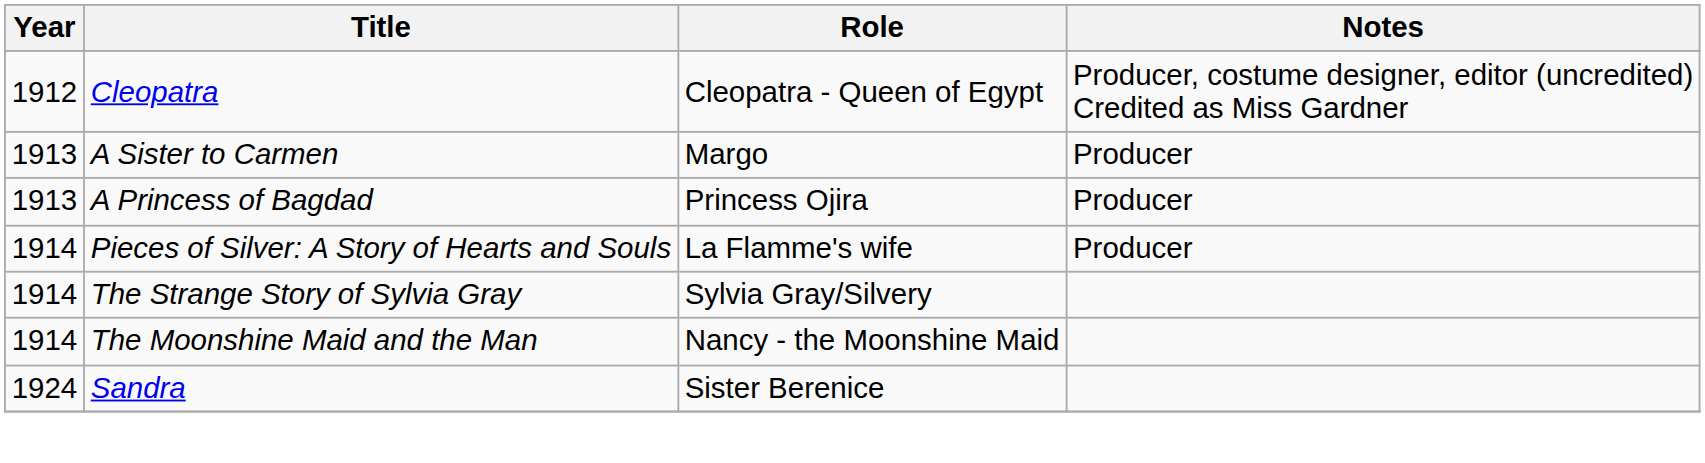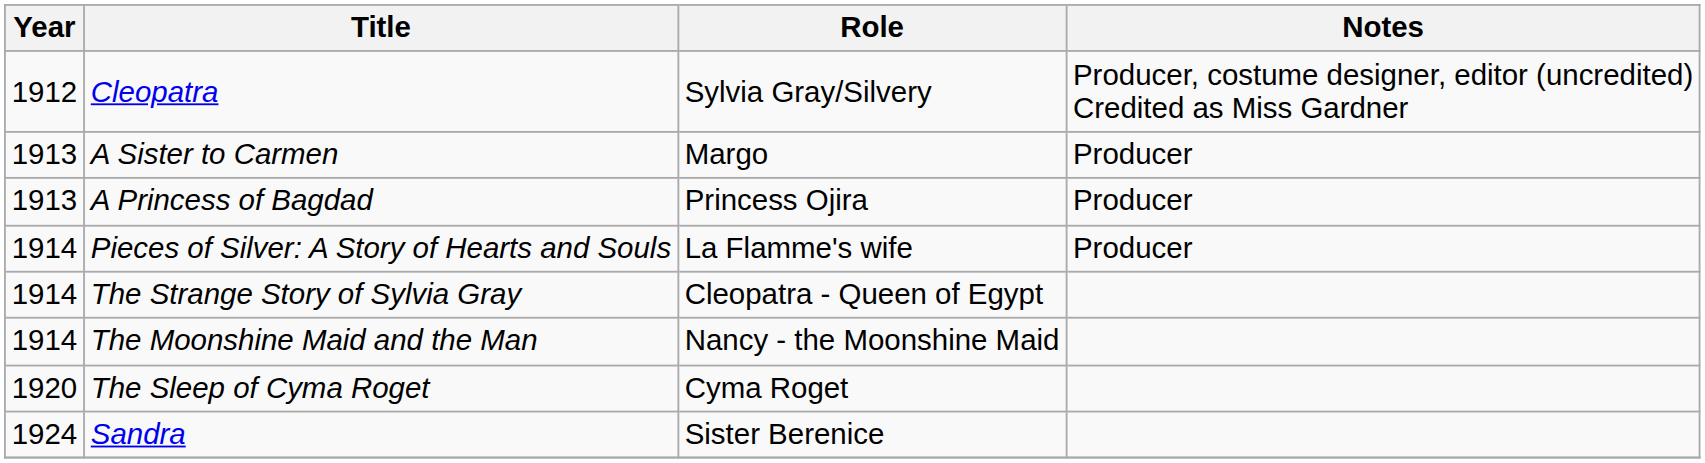(864, 91) Cleopatra - Queen of Egypt -> (808, 91) Sylvia Gray/Silvery
(808, 294) Sylvia Gray/Silvery -> (864, 294) Cleopatra - Queen of Egypt
+ row: (260, 387)
